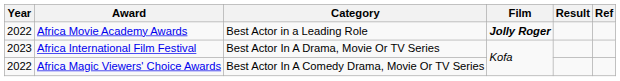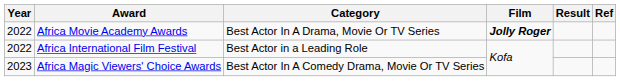(297, 31) Best Actor in a Leading Role -> (333, 31) Best Actor In A Drama, Movie Or TV Series
(19, 48) 2023 -> (19, 48) 2022
(333, 48) Best Actor In A Drama, Movie Or TV Series -> (297, 48) Best Actor in a Leading Role
(19, 66) 2022 -> (19, 66) 2023
